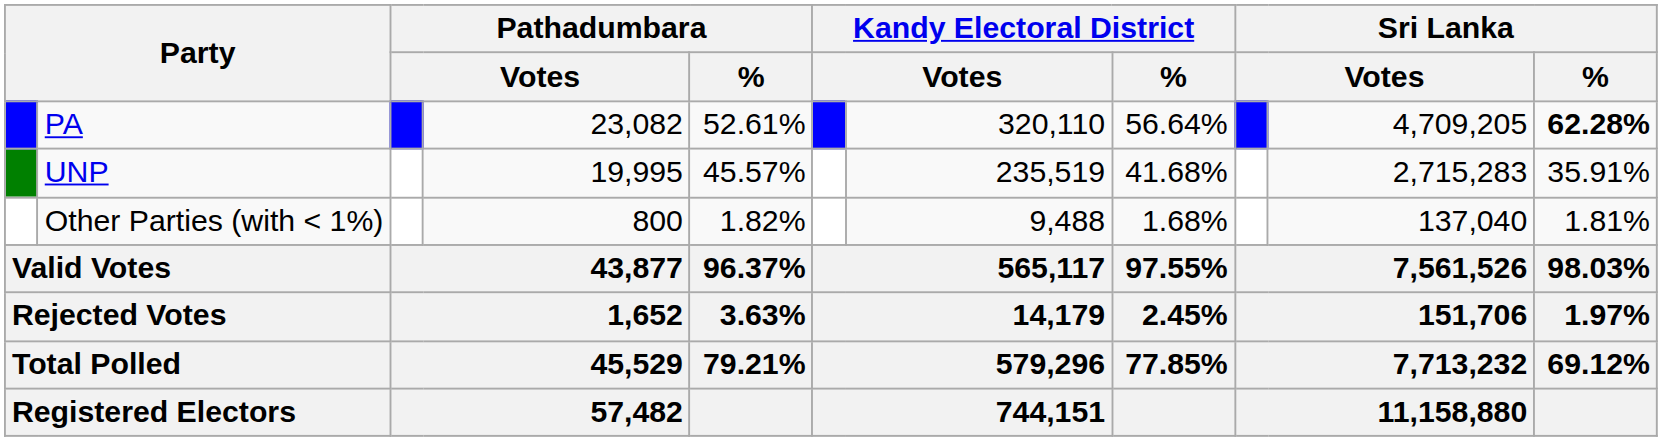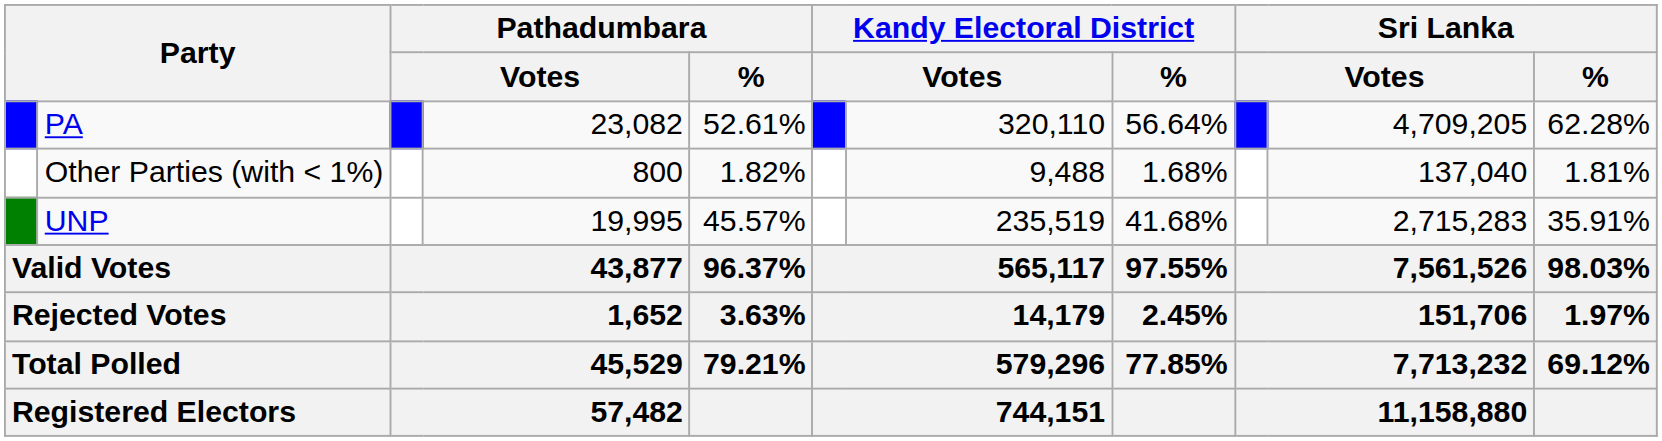(1599, 124) bold -> (1599, 124) normal
rows swapped: (77, 172) <-> (214, 220)
